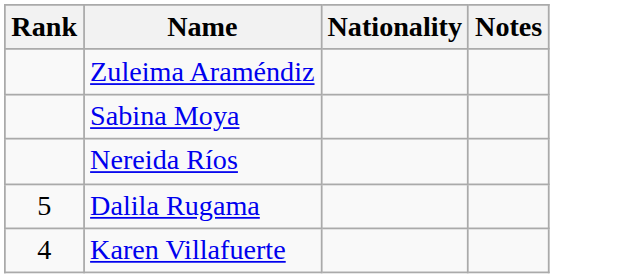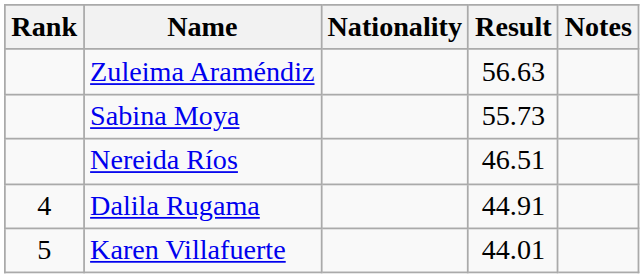+ column: (513, 26)
(44, 205) 5 -> (44, 205) 4
(44, 250) 4 -> (44, 250) 5
